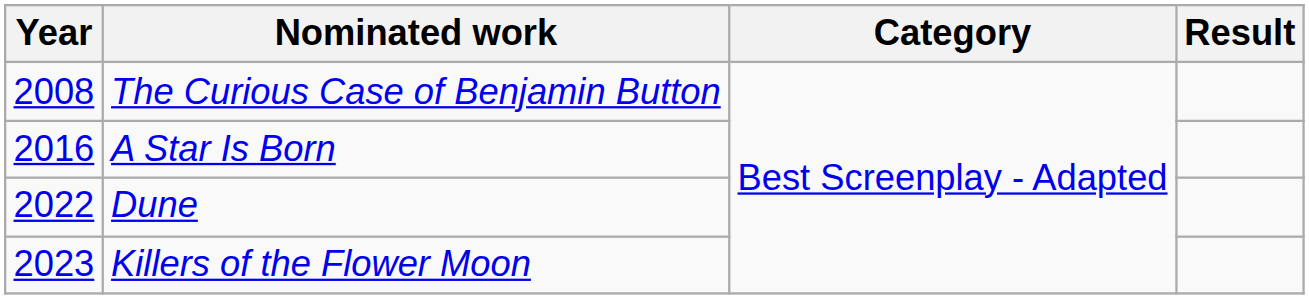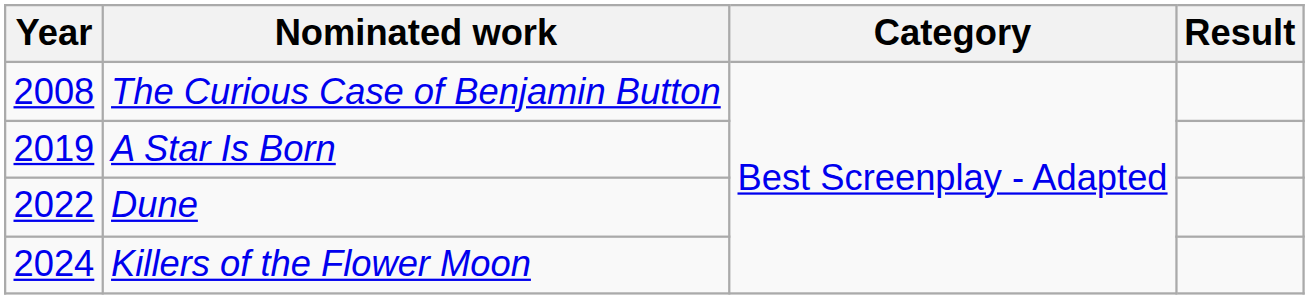(54, 148) 2016 -> (54, 148) 2019
(54, 263) 2023 -> (54, 263) 2024
